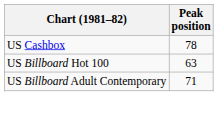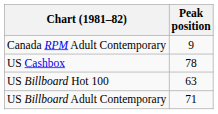+ row: (87, 44)
